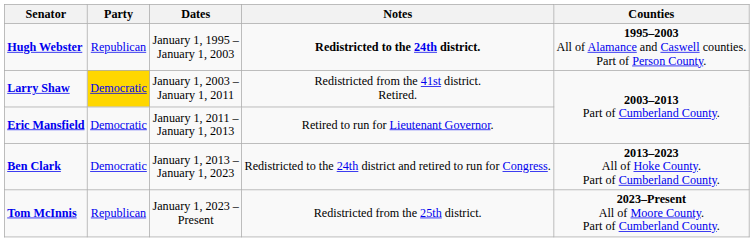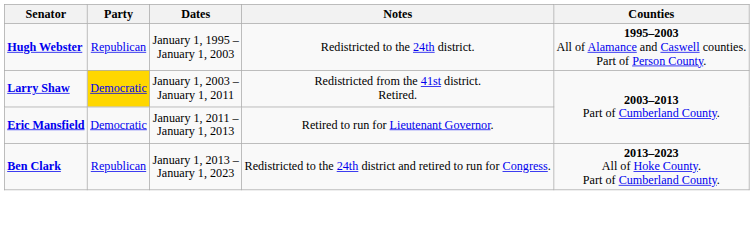(398, 47) bold -> (398, 47) normal
(118, 166) Democratic -> (118, 166) Republican
- row: (42, 213)
